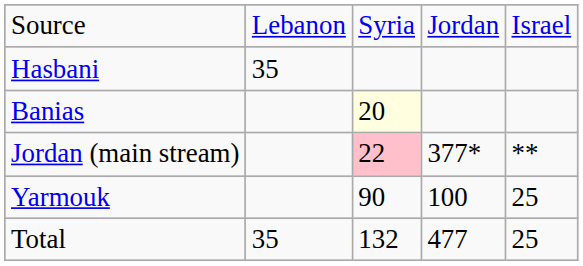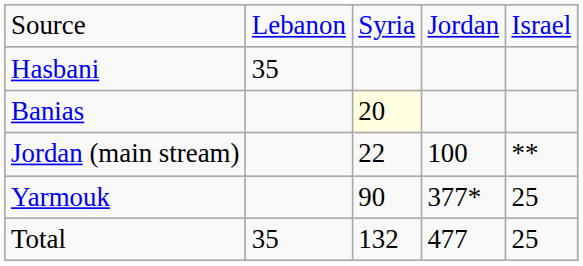(372, 153) pink background -> (372, 153) no background
(454, 153) 377* -> (448, 153) 100
(448, 196) 100 -> (454, 196) 377*
